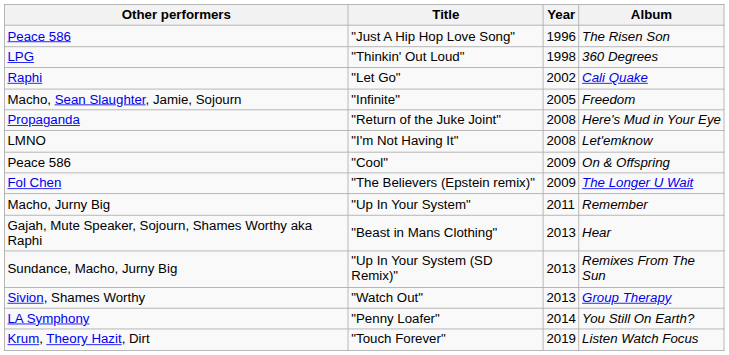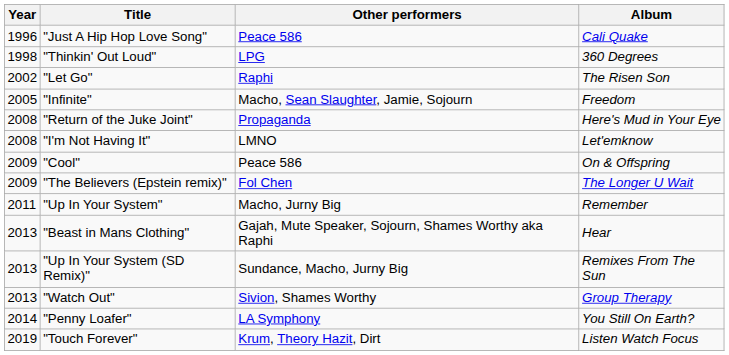columns swapped: (561, 15) <-> (176, 15)
(626, 36) The Risen Son -> (615, 36) Cali Quake
(615, 78) Cali Quake -> (626, 78) The Risen Son
